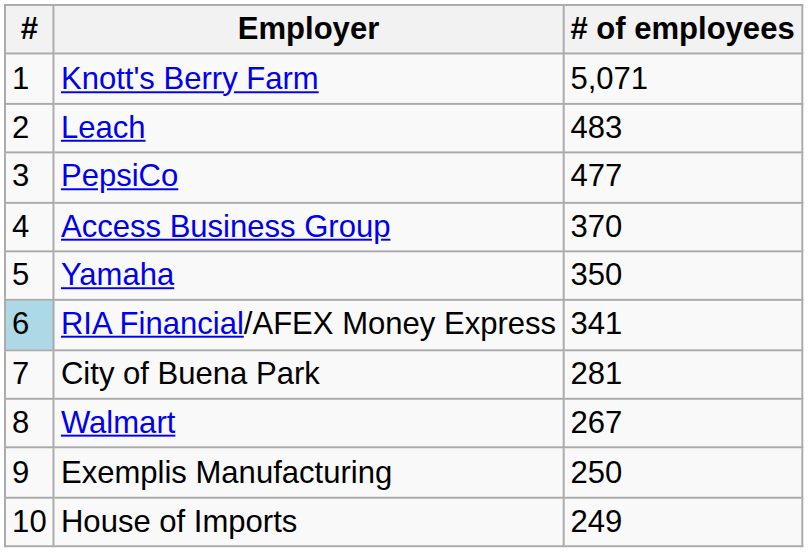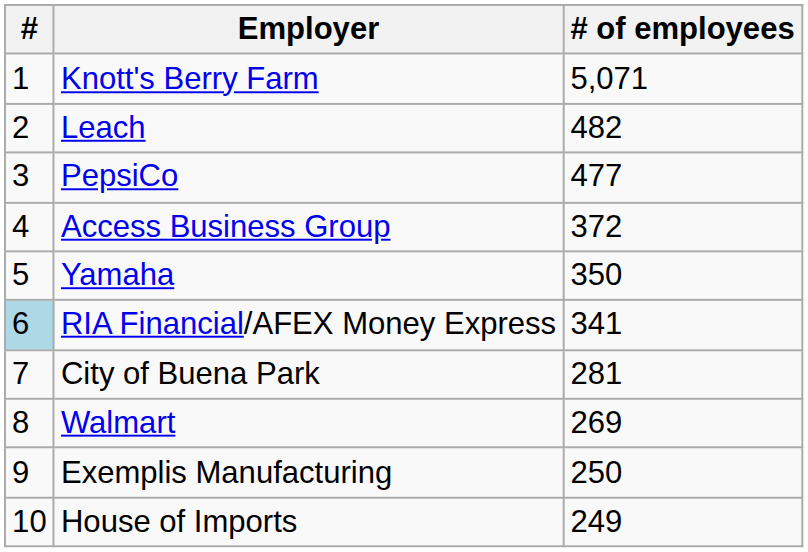(596, 127) 483 -> (596, 127) 482
(596, 226) 370 -> (596, 226) 372
(596, 422) 267 -> (596, 422) 269
